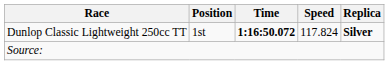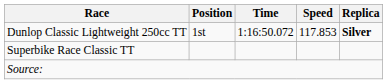(266, 32) bold -> (266, 32) normal
(319, 32) 117.824 -> (318, 32) 117.853
+ row: (71, 50)
